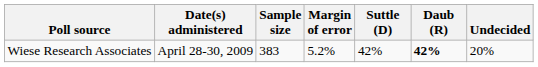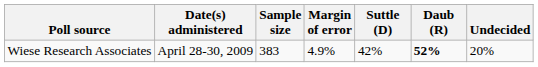(321, 51) 5.2% -> (321, 51) 4.9%
(427, 51) 42% -> (427, 51) 52%
